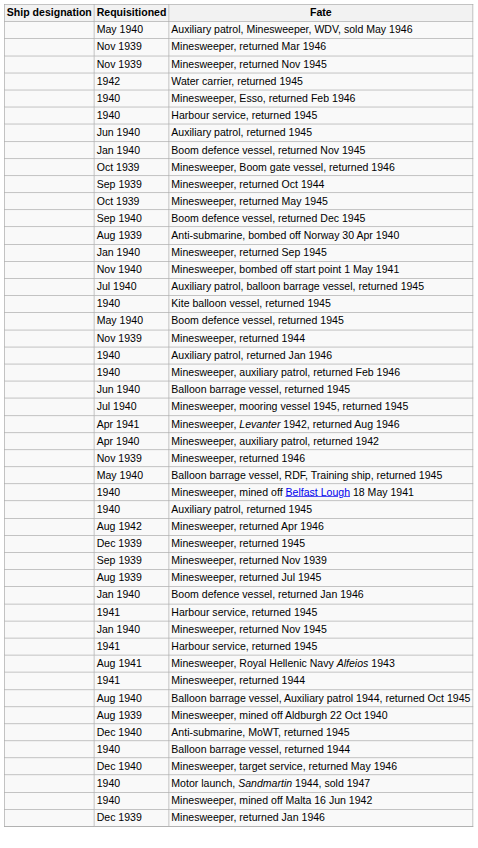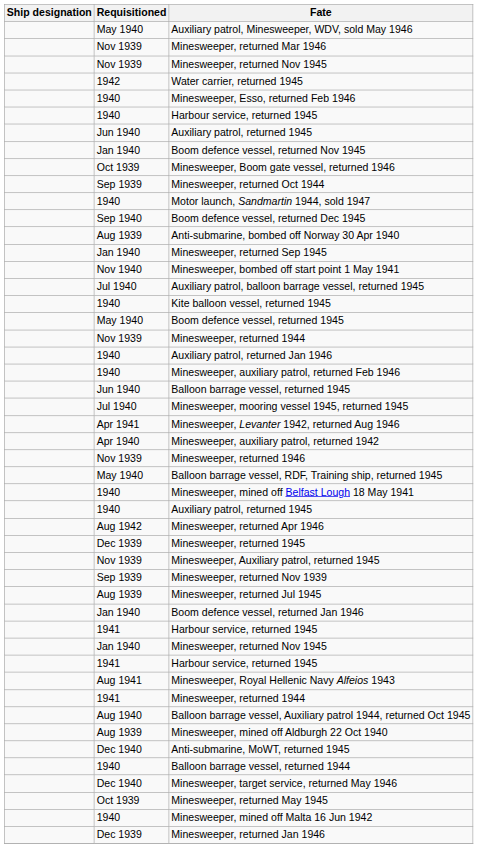rows swapped: (108, 783) <-> (118, 200)
+ row: (119, 560)
